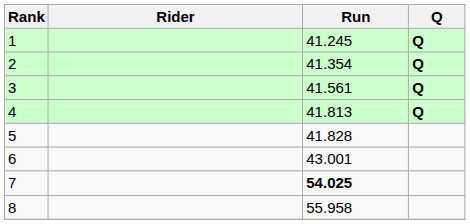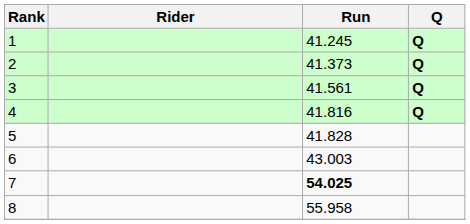(329, 64) 41.354 -> (329, 64) 41.373
(329, 112) 41.813 -> (329, 112) 41.816
(329, 160) 43.001 -> (329, 160) 43.003
